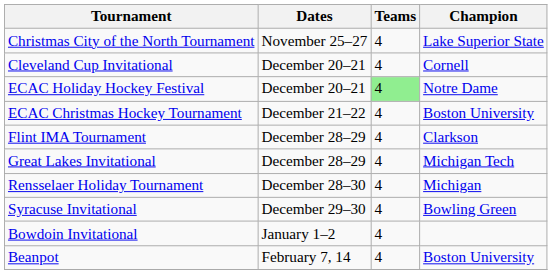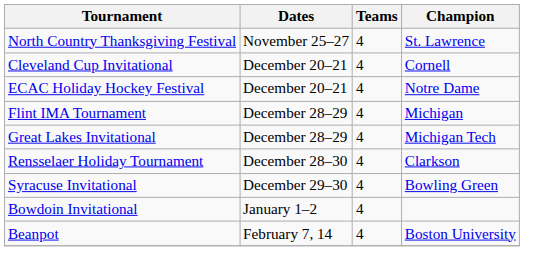- row: (131, 40)
+ row: (122, 40)
(378, 88) lightgreen background -> (360, 88) no background
- row: (125, 112)
(451, 137) Clarkson -> (434, 112) Michigan
(452, 185) Michigan -> (432, 161) Clarkson
